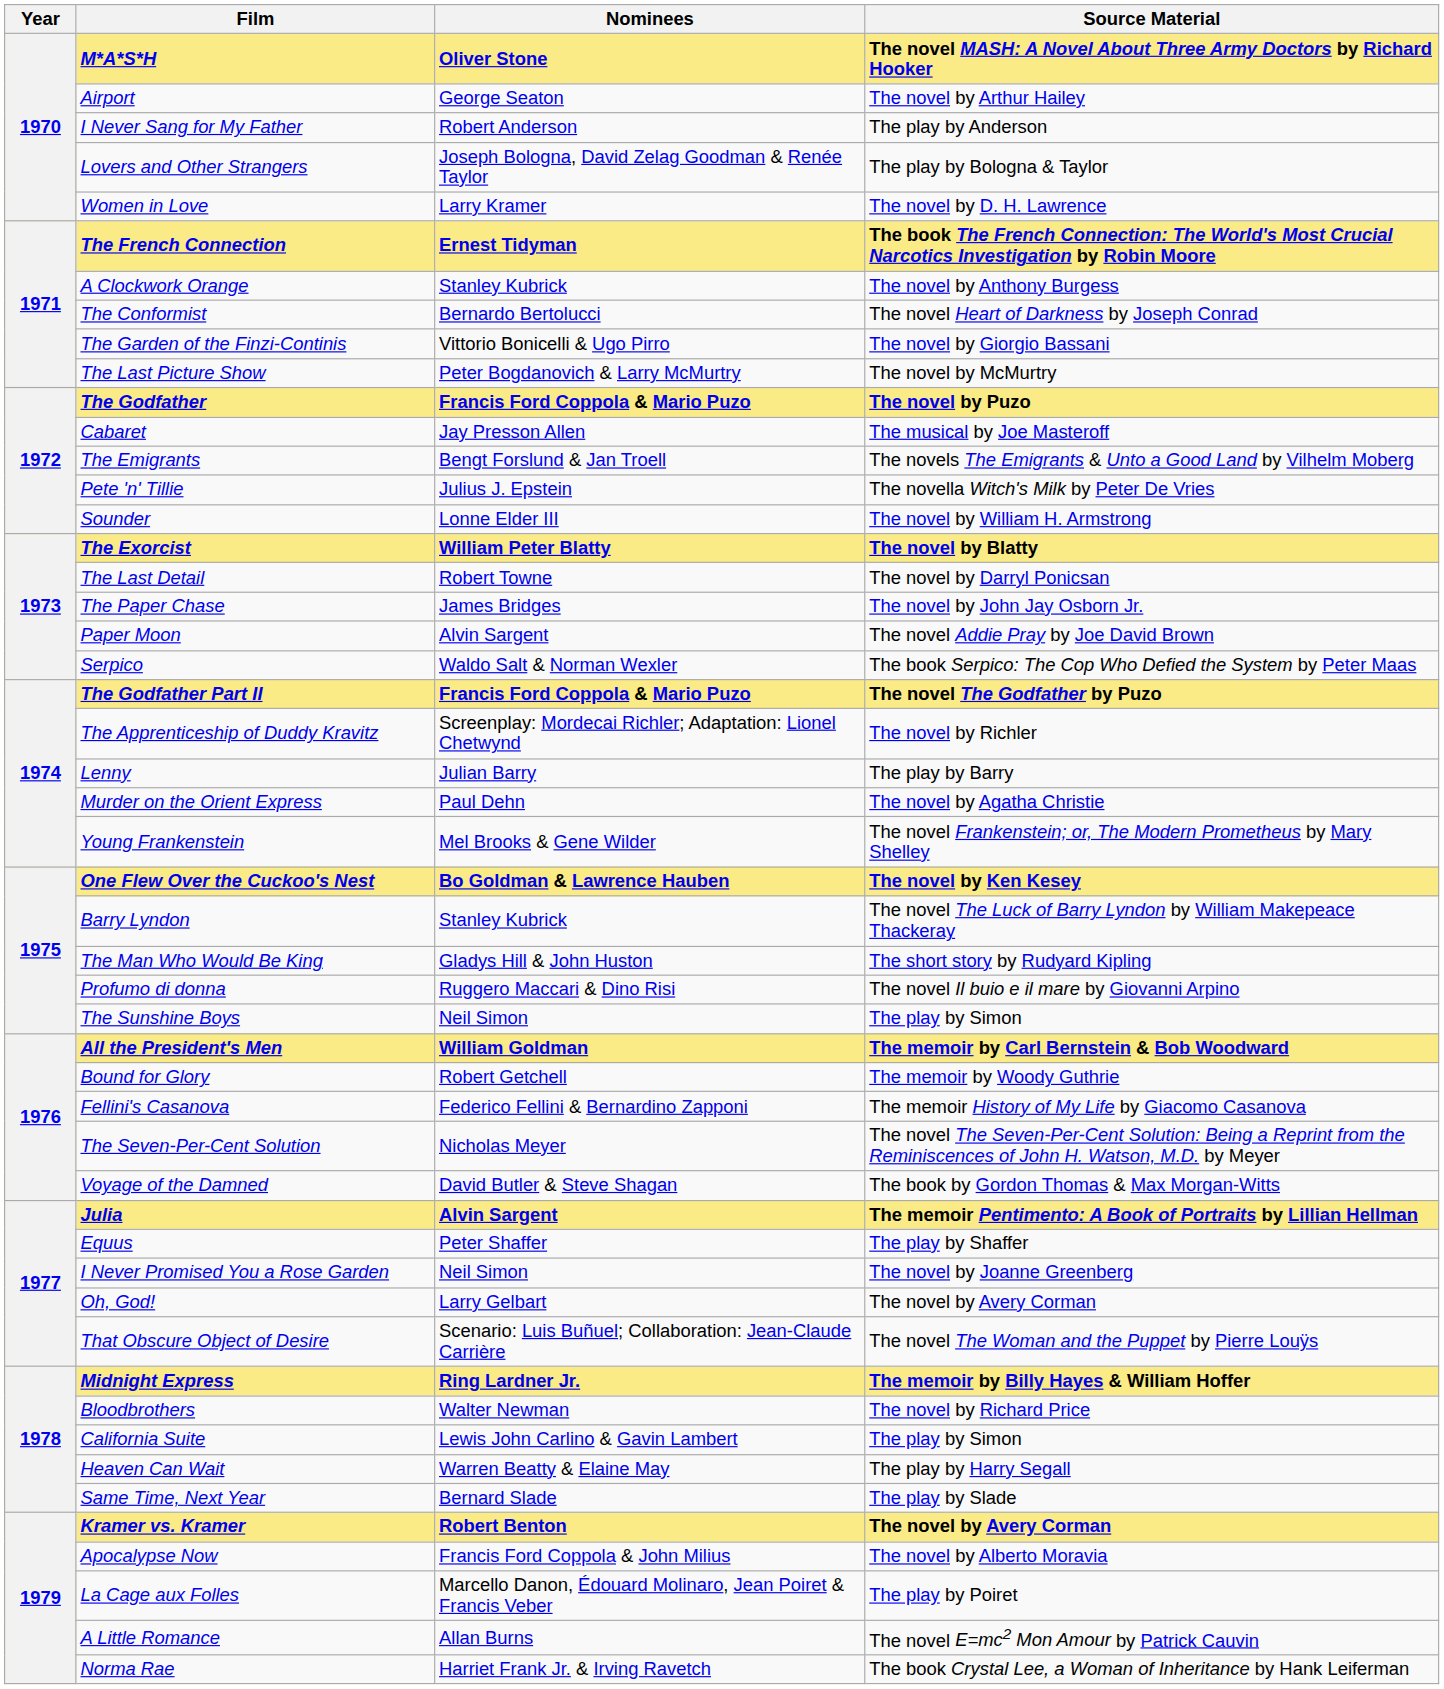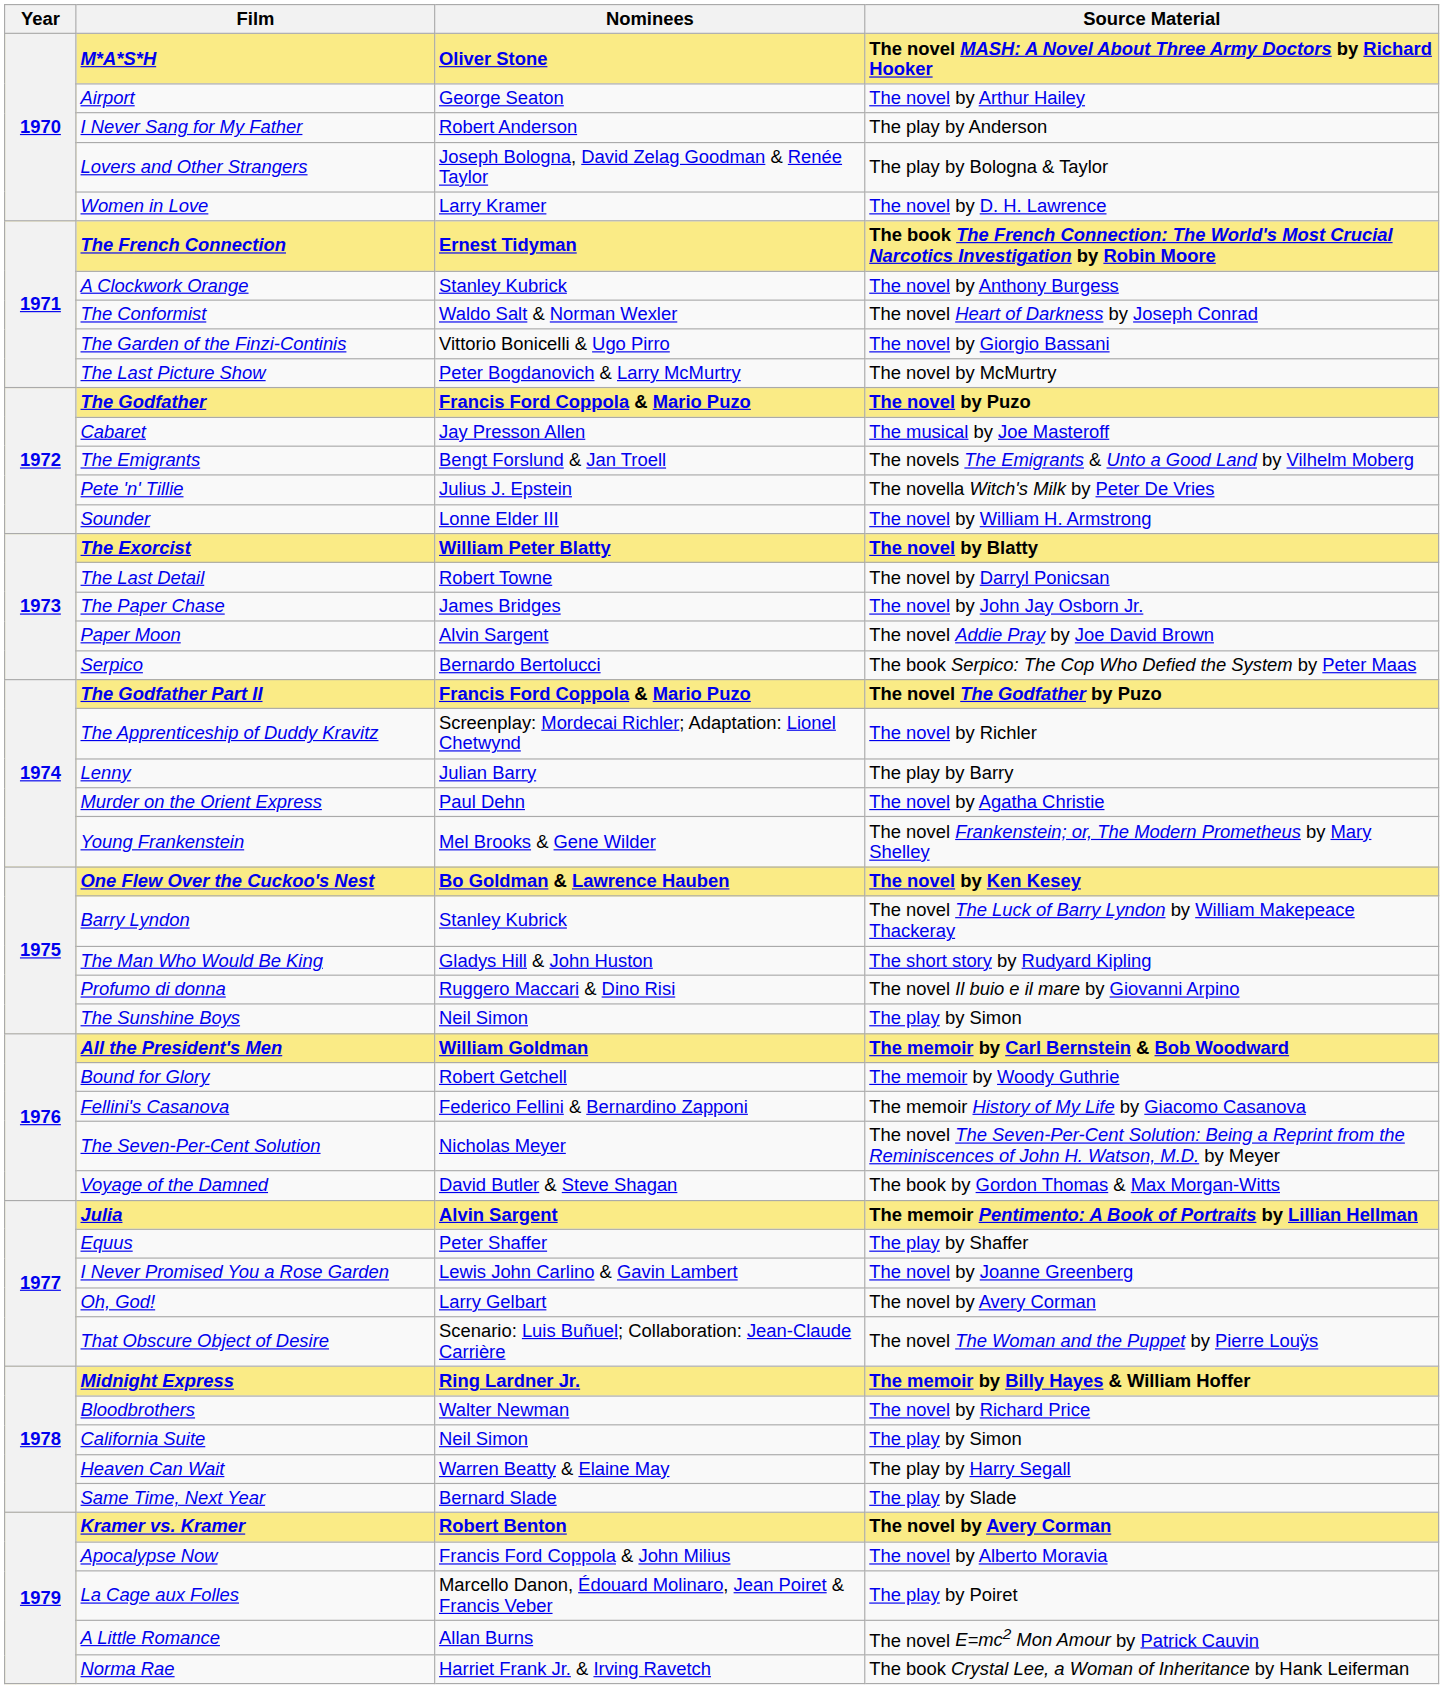(520, 314) Bernardo Bertolucci -> (558, 314) Waldo Salt & Norman Wexler
(558, 664) Waldo Salt & Norman Wexler -> (520, 664) Bernardo Bertolucci
(484, 1272) Neil Simon -> (588, 1272) Lewis John Carlino & Gavin Lambert
(588, 1439) Lewis John Carlino & Gavin Lambert -> (484, 1439) Neil Simon
